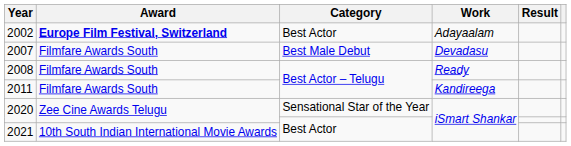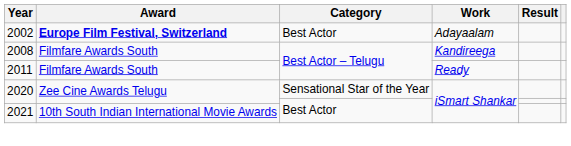- row: (20, 51)
(452, 70) Ready -> (465, 51) Kandireega
(465, 88) Kandireega -> (452, 70) Ready
